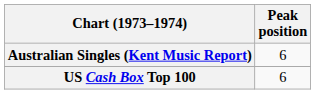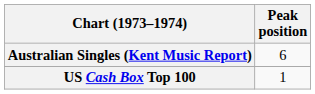(283, 77) 6 -> (283, 77) 1
